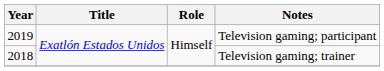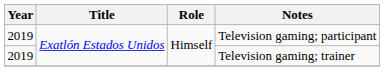(20, 55) 2018 -> (20, 55) 2019
